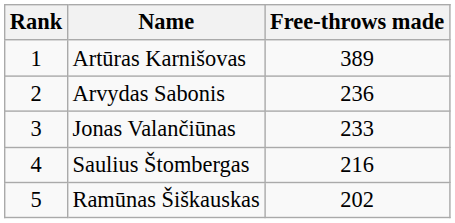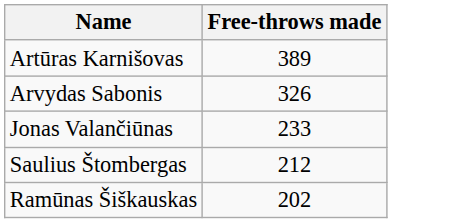- column: (36, 22)
(357, 93) 236 -> (294, 93) 326
(357, 164) 216 -> (294, 164) 212
